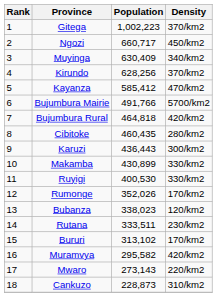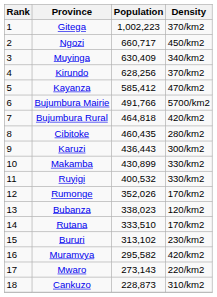(139, 179) 400,530 -> (139, 179) 400,532
(139, 224) 333,511 -> (139, 224) 333,510
(186, 224) 230/km2 -> (186, 224) 170/km2
(186, 239) 170/km2 -> (186, 239) 230/km2
